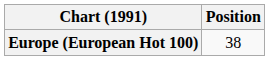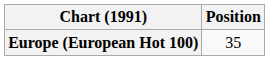(233, 42) 38 -> (233, 42) 35
